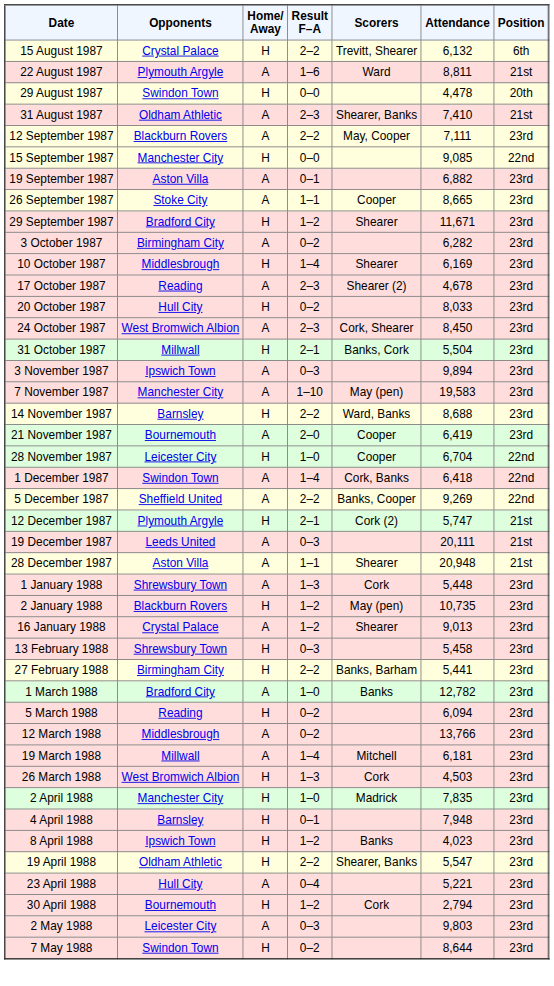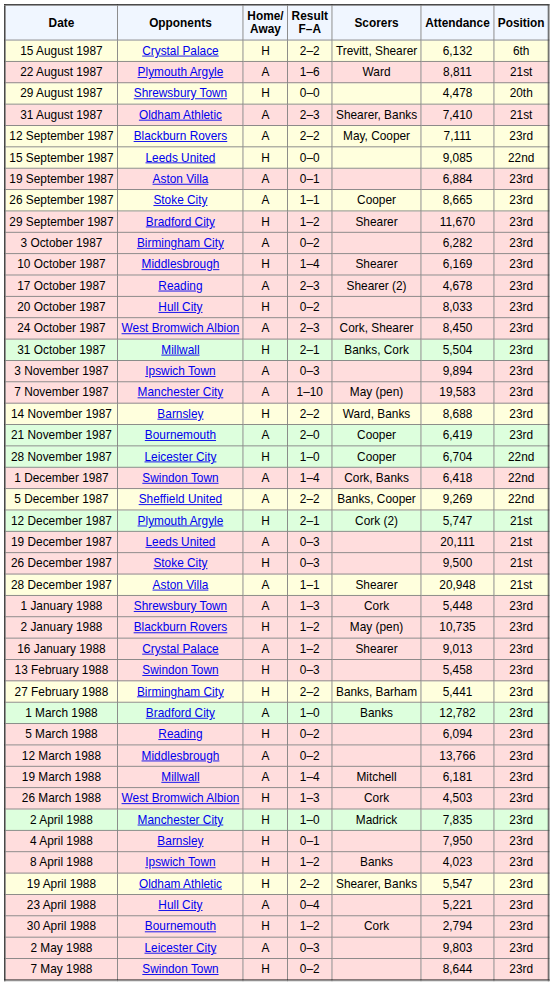(180, 93) Swindon Town -> (180, 93) Shrewsbury Town
(180, 158) Manchester City -> (180, 158) Leeds United
(458, 179) 6,882 -> (458, 179) 6,884
(457, 222) 11,671 -> (457, 222) 11,670
+ row: (61, 563)
(180, 649) Shrewsbury Town -> (180, 670) Swindon Town
(458, 820) 7,948 -> (458, 841) 7,950
